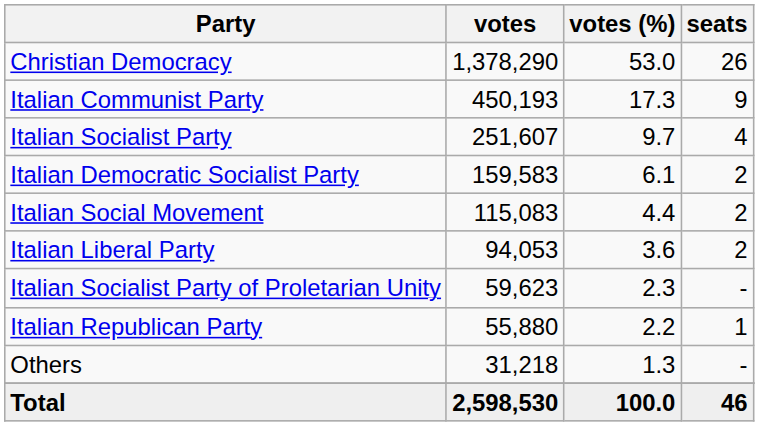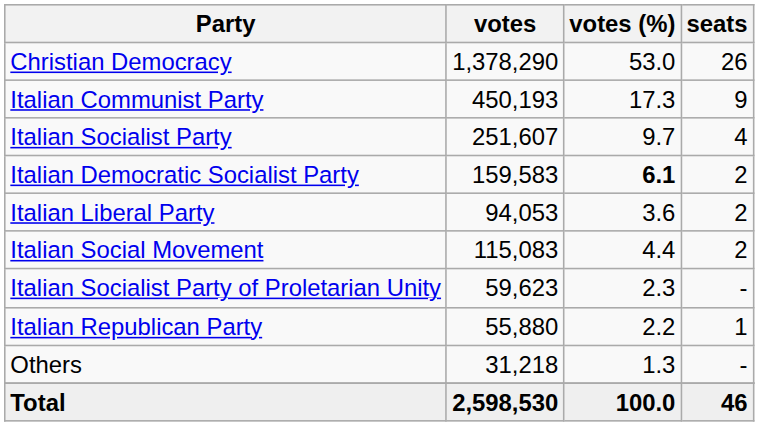(659, 175) normal -> (659, 175) bold
rows swapped: (137, 213) <-> (112, 251)
